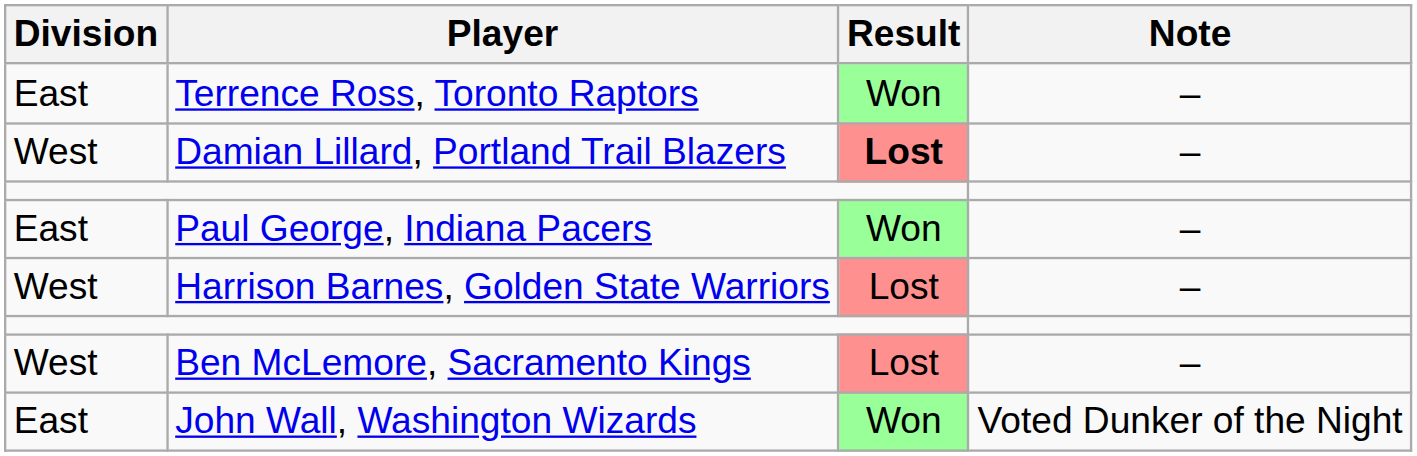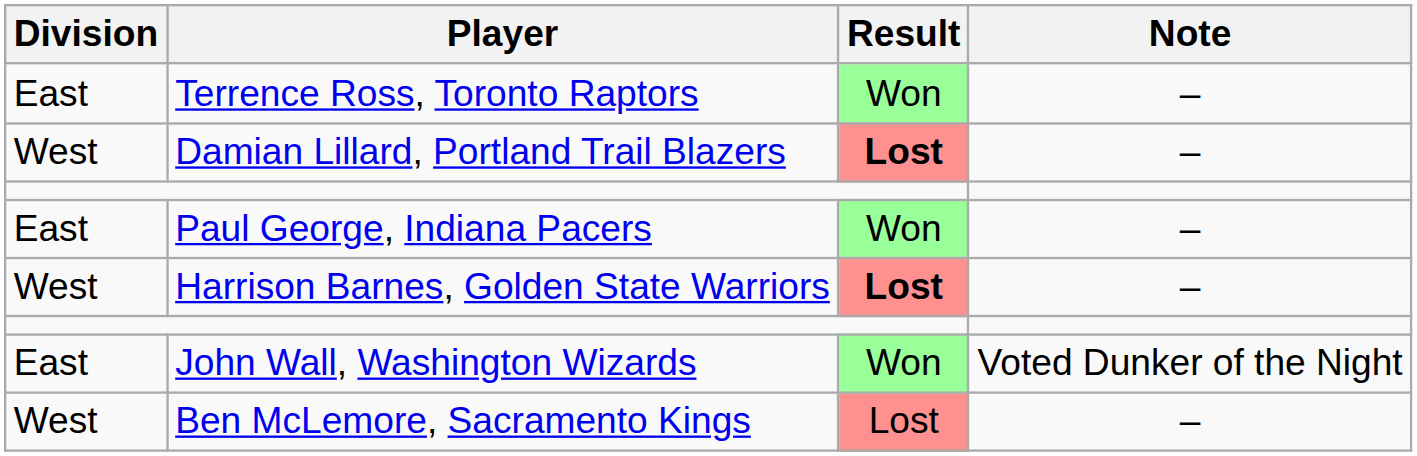(904, 286) normal -> (904, 286) bold
rows swapped: (51, 421) <-> (56, 362)
